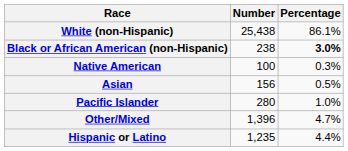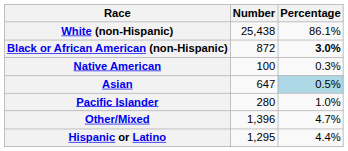(266, 48) 238 -> (266, 48) 872
(266, 84) 156 -> (266, 84) 647
(328, 84) no background -> (328, 84) lightblue background
(261, 137) 1,235 -> (261, 137) 1,295
